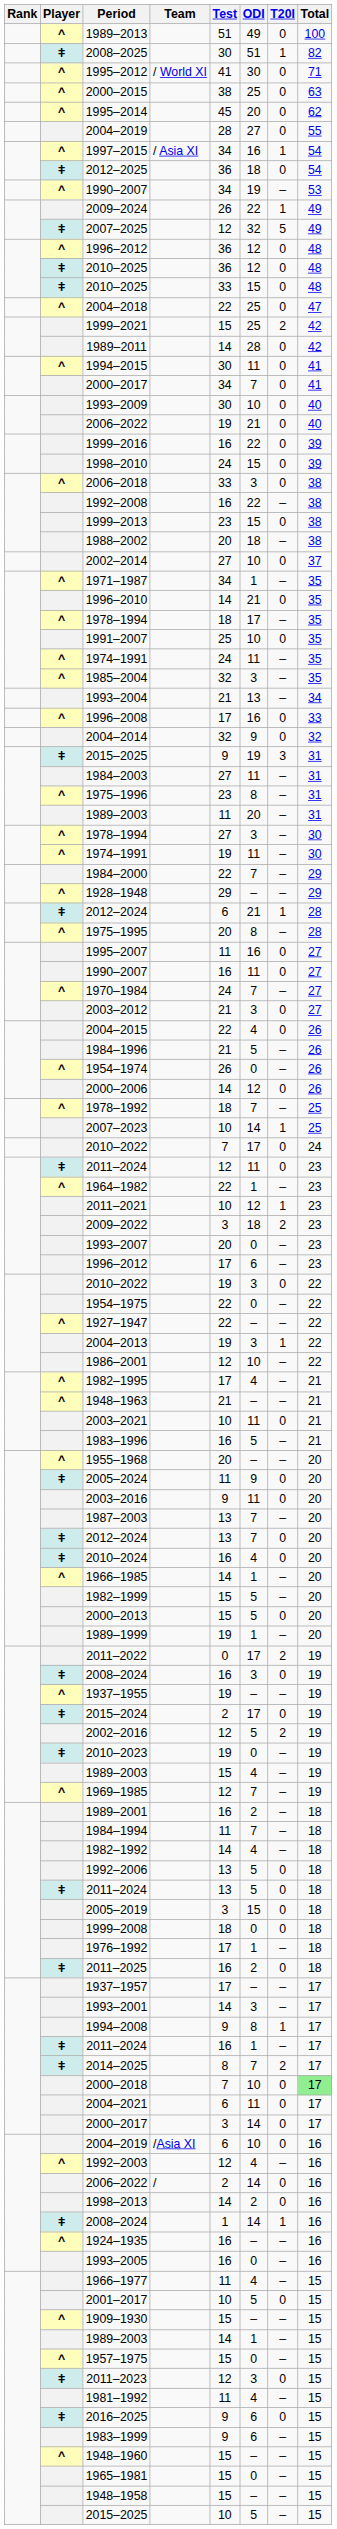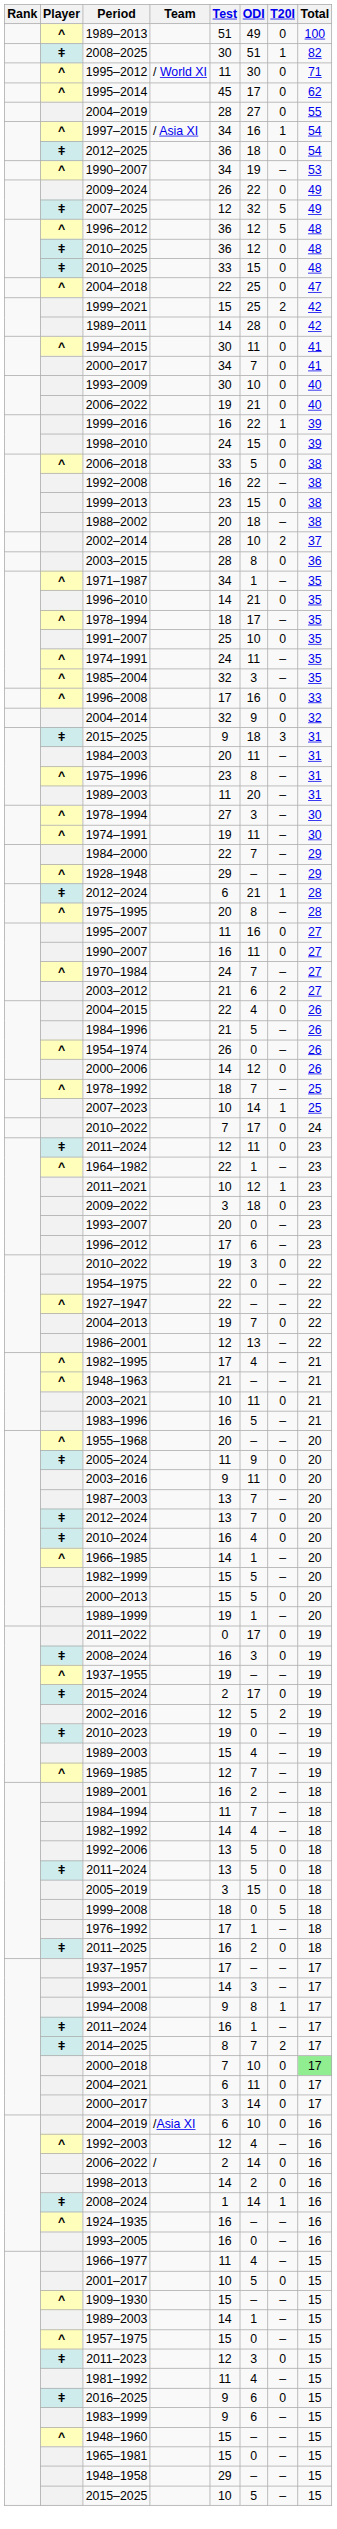(225, 72) 41 -> (225, 72) 11
- row: (62, 92)
(254, 111) 20 -> (254, 92) 17
(283, 209) 1 -> (283, 190) 0
(283, 248) 0 -> (283, 229) 5
(283, 444) 0 -> (283, 424) 1
(254, 483) 3 -> (254, 463) 5
(225, 561) 27 -> (225, 541) 28
(283, 561) 0 -> (283, 541) 2
+ row: (62, 561)
- row: (62, 698)
(254, 756) 19 -> (254, 737) 18
(225, 776) 27 -> (225, 756) 20
(254, 1010) 3 -> (254, 991) 6
(283, 1010) 0 -> (283, 991) 2
(283, 1225) 2 -> (283, 1206) 0
(254, 1342) 3 -> (254, 1323) 7
(283, 1342) 1 -> (283, 1323) 0
(254, 1362) 10 -> (254, 1342) 13
(283, 1655) 2 -> (283, 1635) 0
(283, 1929) 0 -> (283, 1909) 5
(225, 2495) 15 -> (225, 2476) 29
